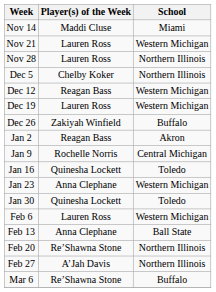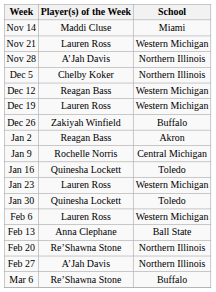(86, 59) Lauren Ross -> (86, 59) A’Jah Davis
(86, 185) Anna Clephane -> (86, 185) Lauren Ross
